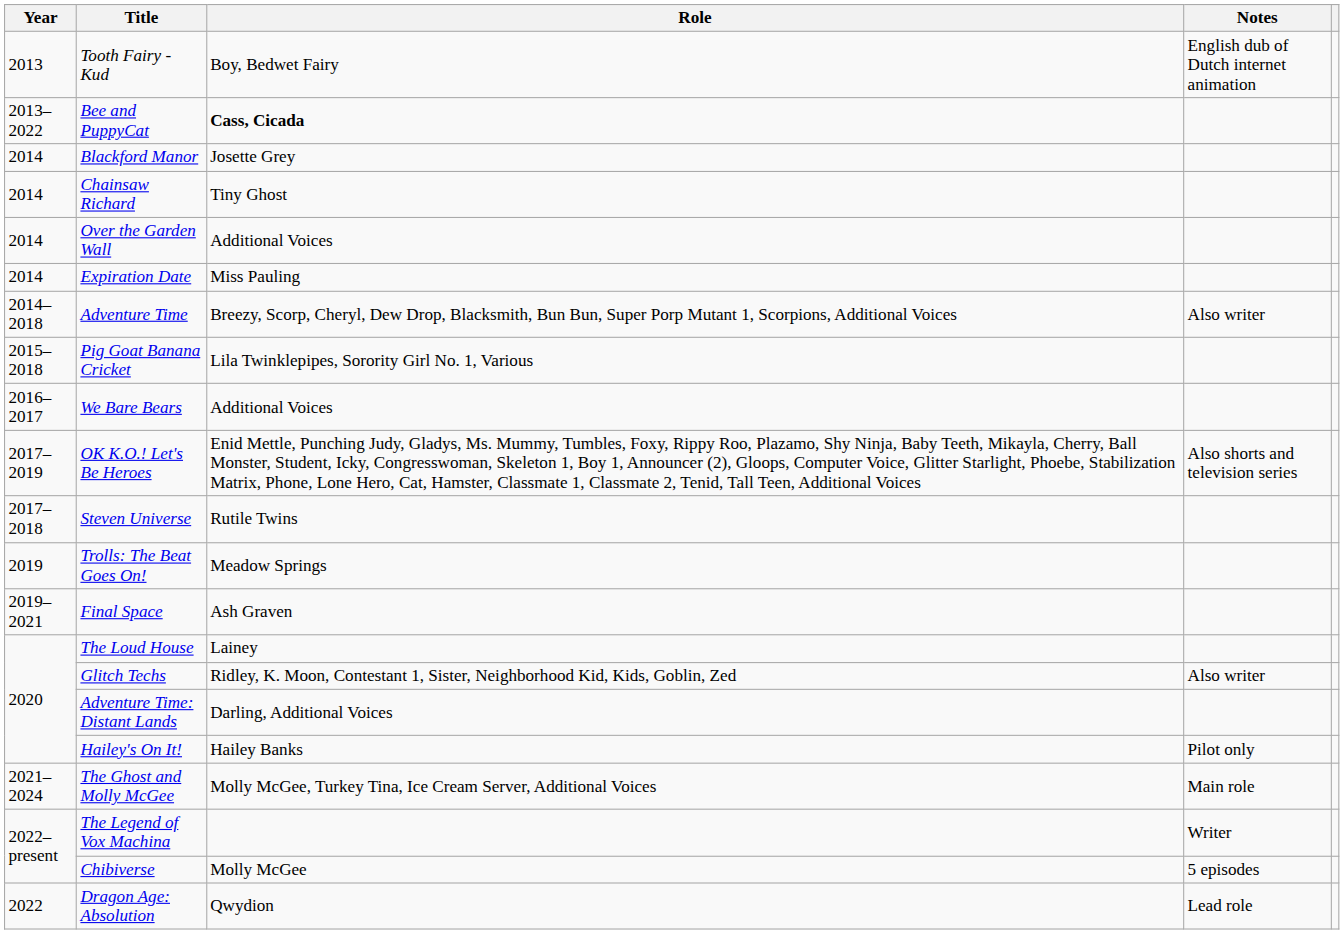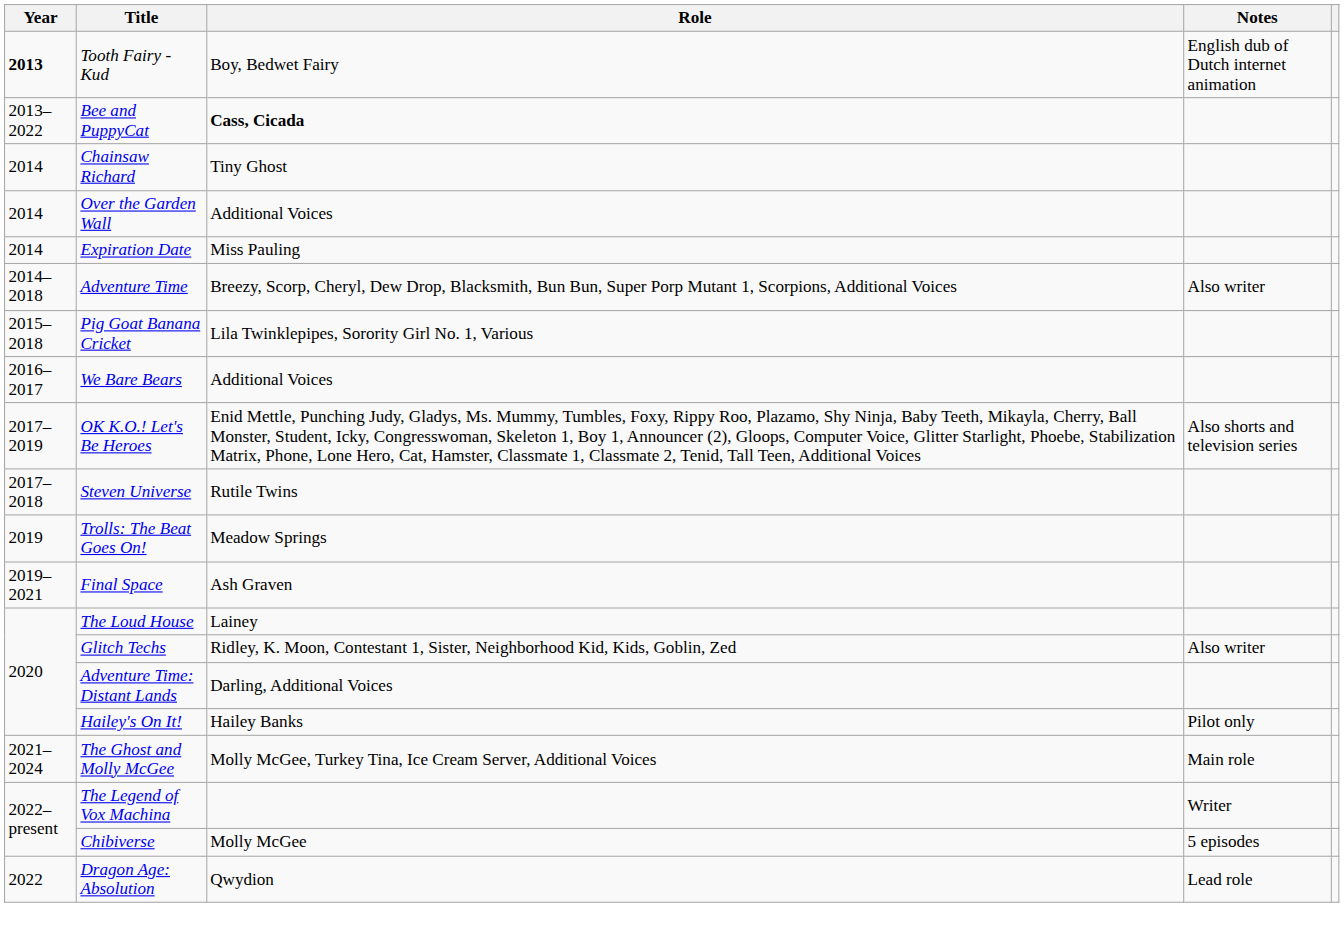(26, 64) normal -> (26, 64) bold
- row: (139, 157)
